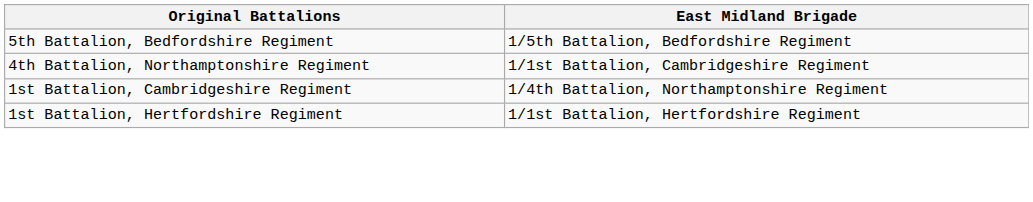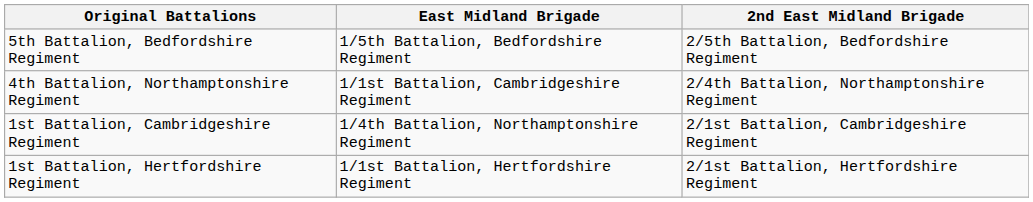+ column: (856, 17)
